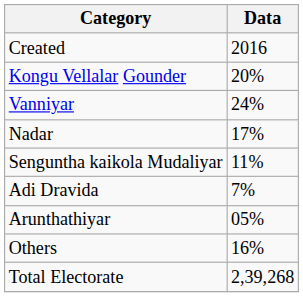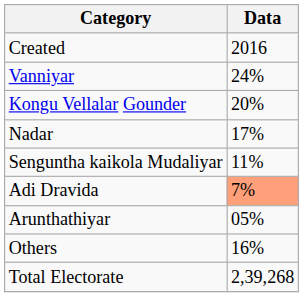rows swapped: (41, 104) <-> (97, 76)
(243, 190) no background -> (243, 190) lightsalmon background
